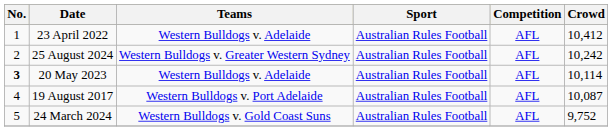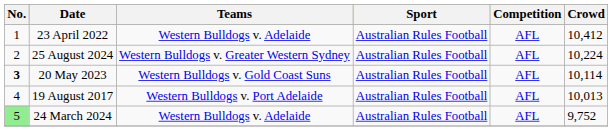(585, 55) 10,242 -> (585, 55) 10,224
(234, 75) Western Bulldogs v. Adelaide -> (234, 75) Western Bulldogs v. Gold Coast Suns
(585, 95) 10,087 -> (585, 95) 10,013
(17, 116) no background -> (17, 116) lightgreen background
(234, 116) Western Bulldogs v. Gold Coast Suns -> (234, 116) Western Bulldogs v. Adelaide
